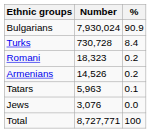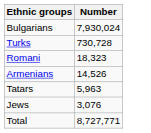- column: (134, 12)
